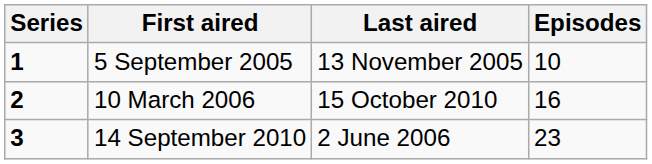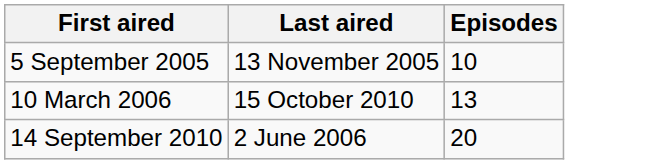- column: (47, 23)
(547, 100) 16 -> (464, 100) 13
(547, 138) 23 -> (464, 138) 20
